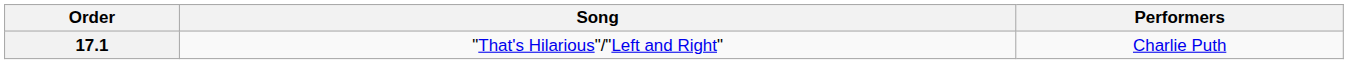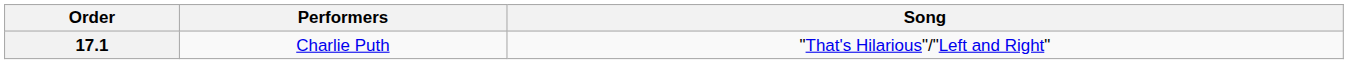columns swapped: (1180, 17) <-> (598, 17)
